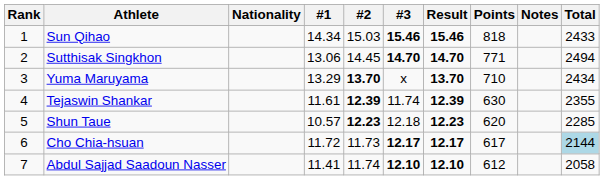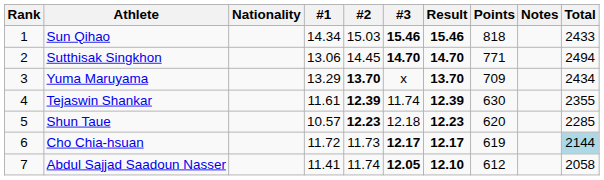(494, 79) 710 -> (494, 79) 709
(494, 143) 617 -> (494, 143) 619
(403, 164) 12.10 -> (403, 164) 12.05
